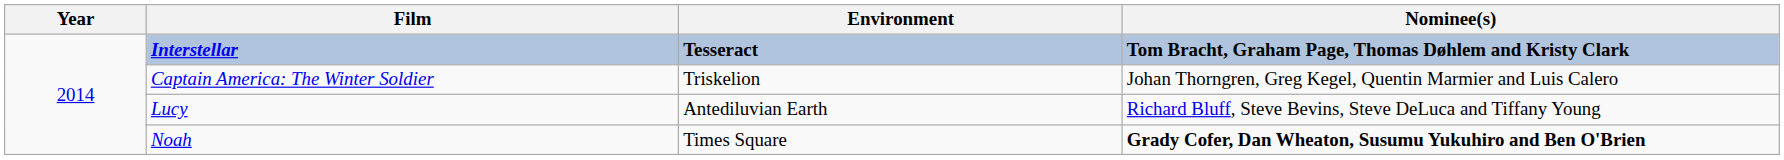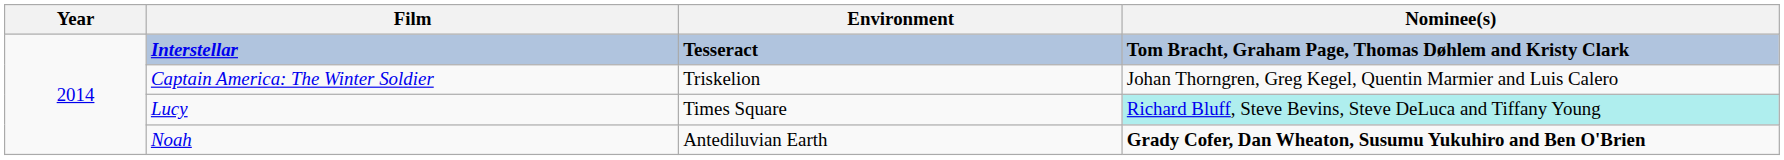(755, 109) Antediluvian Earth -> (735, 109) Times Square
(1364, 109) no background -> (1364, 109) paleturquoise background
(735, 139) Times Square -> (755, 139) Antediluvian Earth
